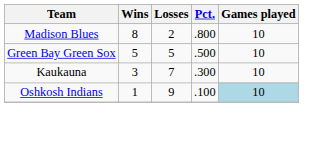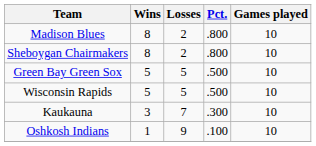+ row: (68, 53)
+ row: (68, 92)
(258, 92) lightblue background -> (271, 131) no background
